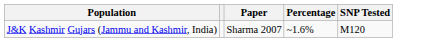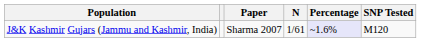+ column: (296, 12)
(300, 29) no background -> (323, 29) lavender background
